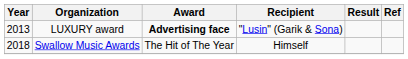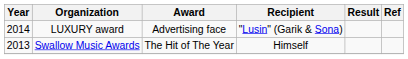(18, 29) 2013 -> (18, 29) 2014
(189, 29) bold -> (189, 29) normal
(18, 45) 2018 -> (18, 45) 2013
